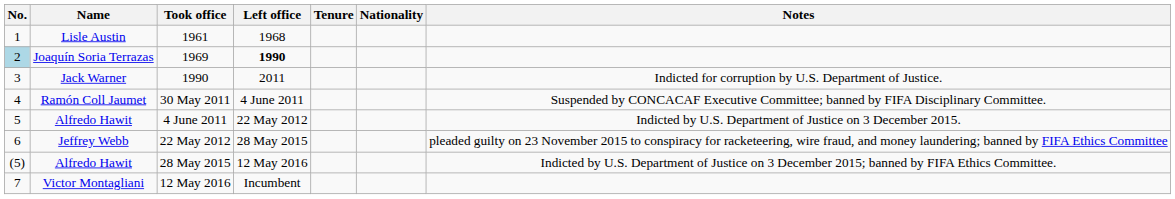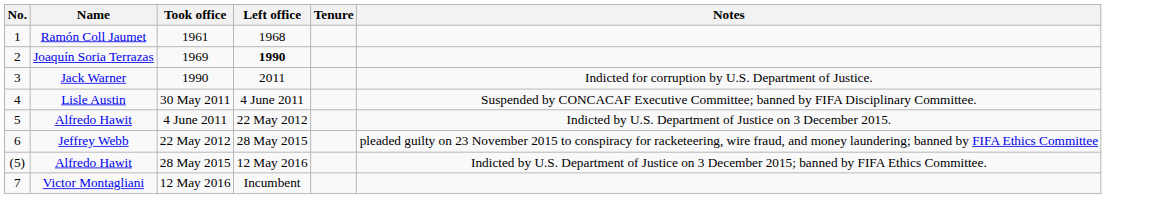- column: (391, 15)
(93, 36) Lisle Austin -> (93, 36) Ramón Coll Jaumet
(17, 57) lightblue background -> (17, 57) no background
(93, 99) Ramón Coll Jaumet -> (93, 99) Lisle Austin
